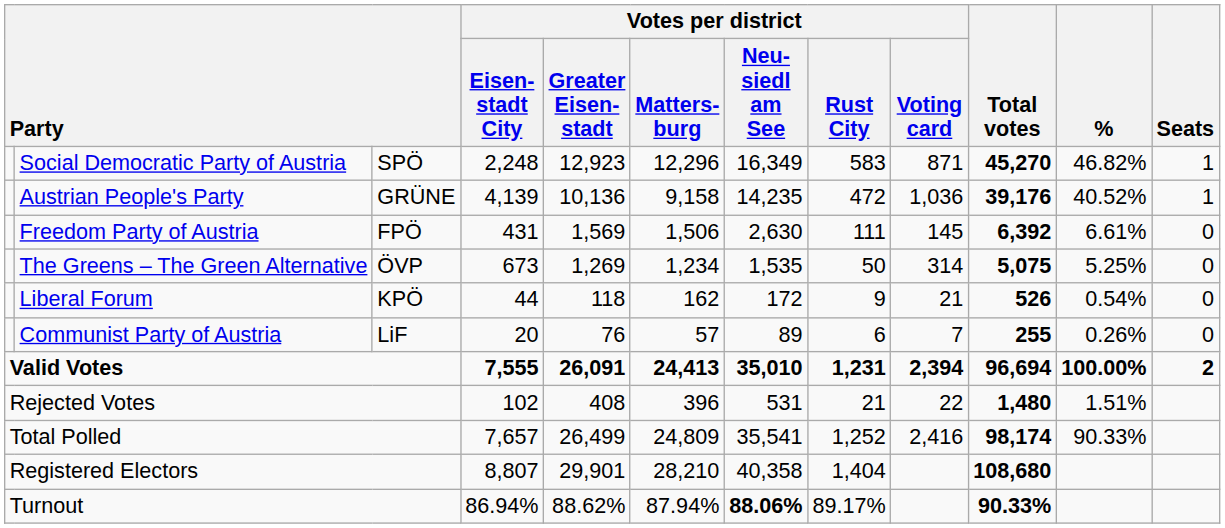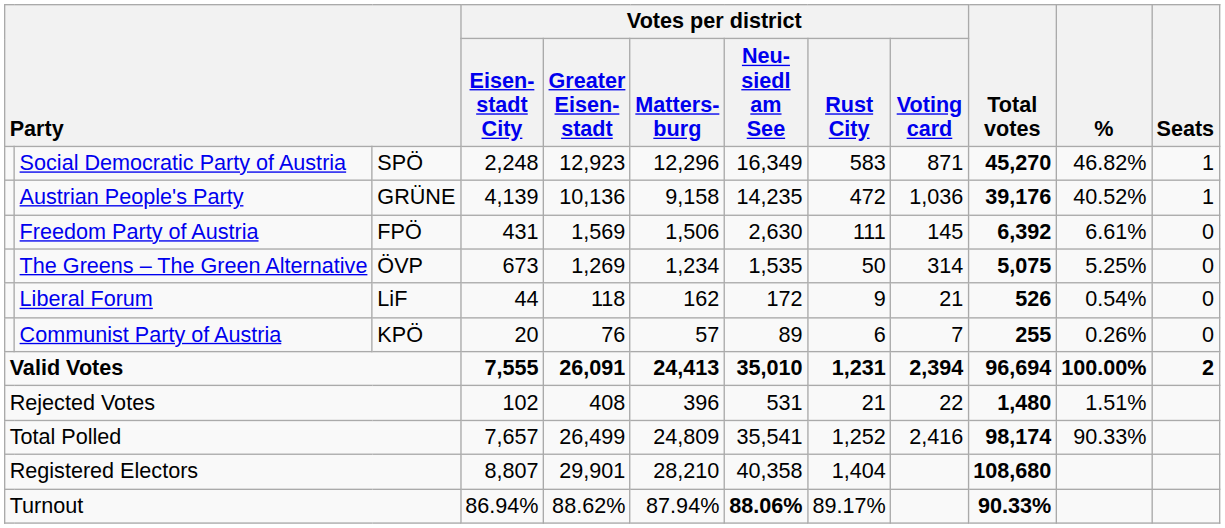(400, 300) KPÖ -> (392, 300) LiF
(392, 334) LiF -> (400, 334) KPÖ
